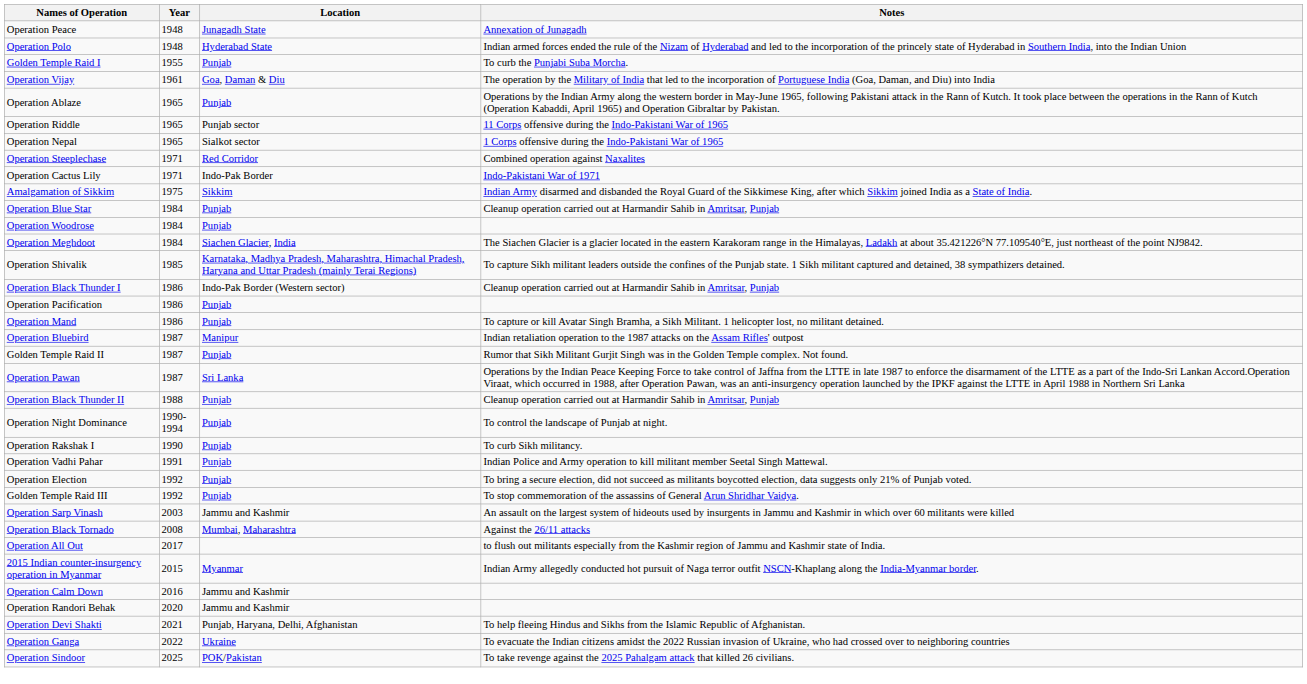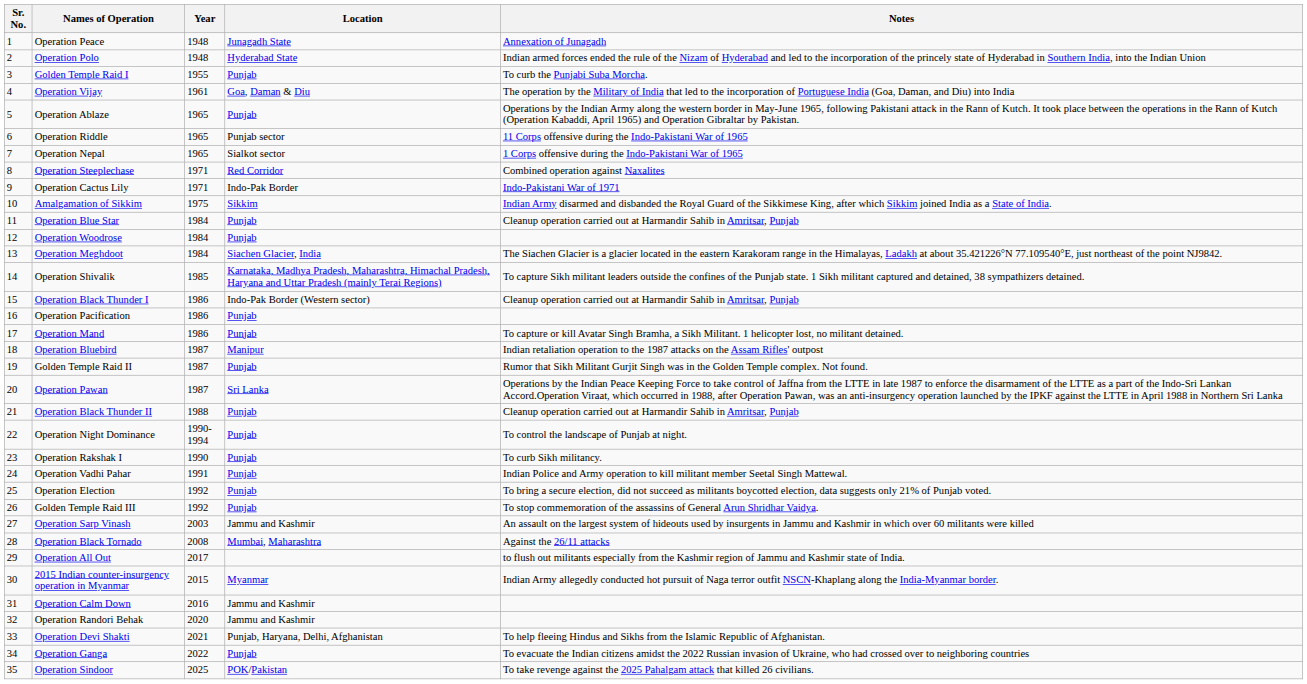+ column: (18, 18)
(219, 641) Ukraine -> (242, 653) Punjab
